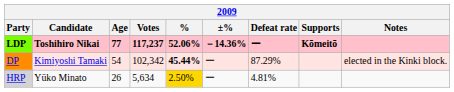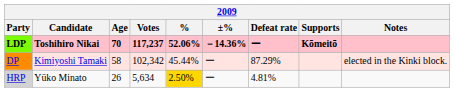(116, 44) 77 -> (116, 44) 70
(116, 61) 54 -> (116, 61) 58
(184, 61) bold -> (183, 61) normal
